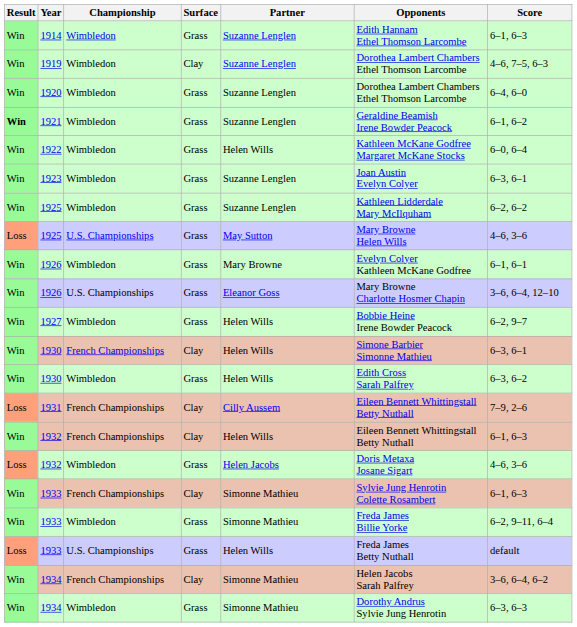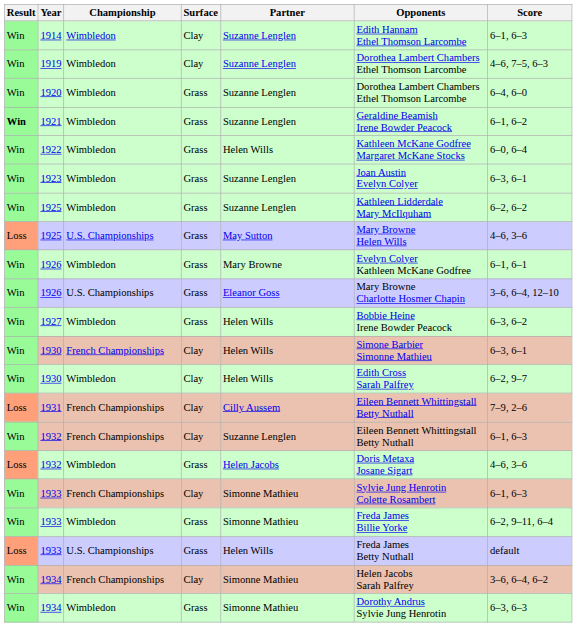(195, 35) Grass -> (193, 35) Clay
(509, 321) 6–2, 9–7 -> (509, 321) 6–3, 6–2
(195, 379) Grass -> (193, 379) Clay
(509, 379) 6–3, 6–2 -> (509, 379) 6–2, 9–7
(248, 436) Helen Wills -> (259, 436) Suzanne Lenglen
